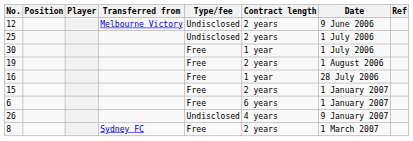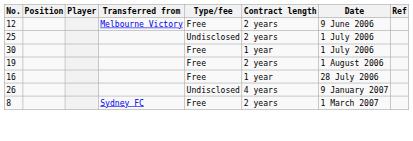(213, 24) Undisclosed -> (196, 24) Free
- row: (11, 90)
- row: (9, 103)
